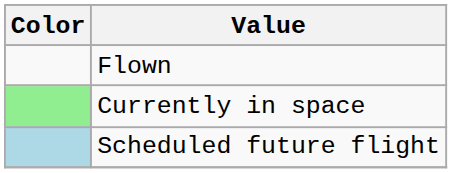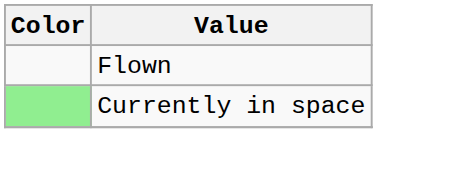- row: (269, 147)
